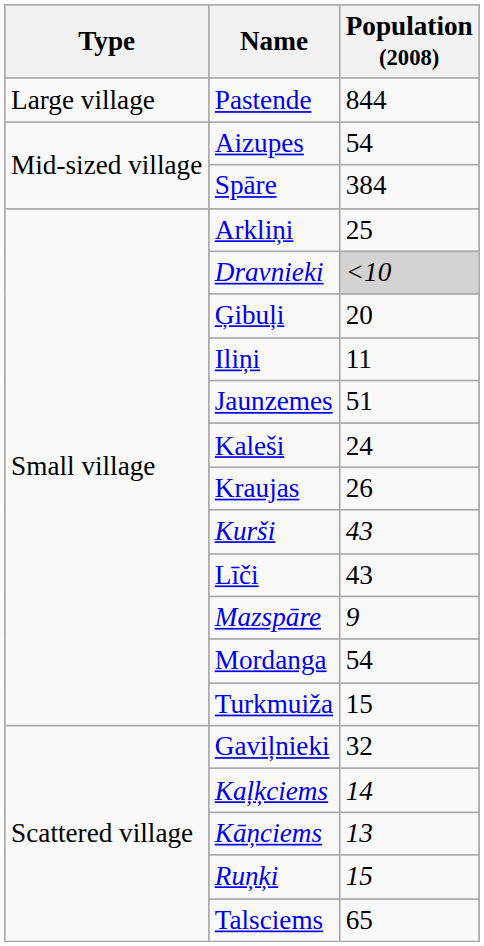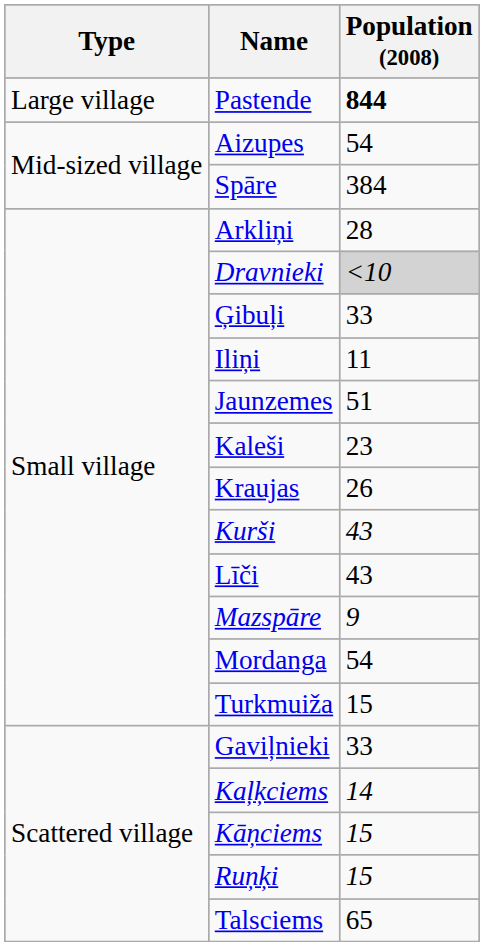(366, 99) normal -> (366, 99) bold
(359, 229) 25 -> (359, 229) 28
(359, 315) 20 -> (359, 315) 33
(359, 444) 24 -> (359, 444) 23
(359, 746) 32 -> (359, 746) 33
(359, 833) 13 -> (359, 833) 15
